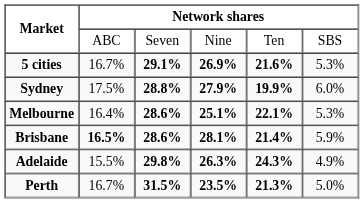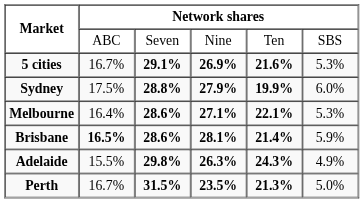(218, 113) 25.1% -> (218, 113) 27.1%
